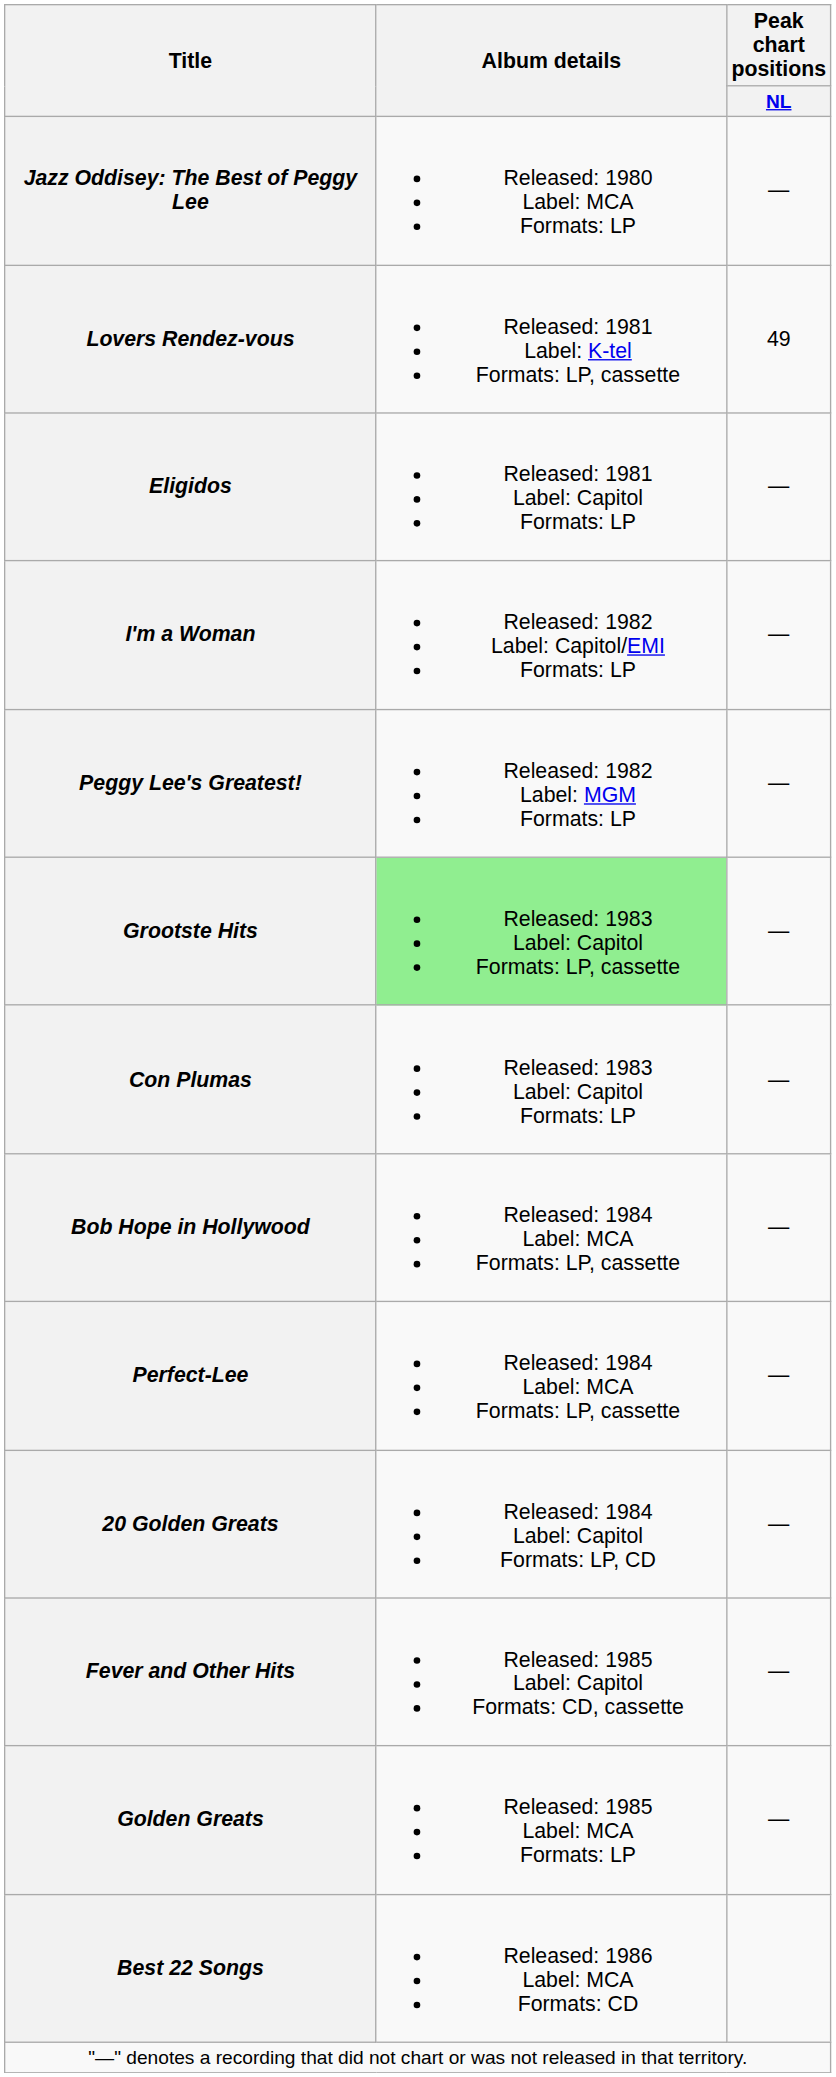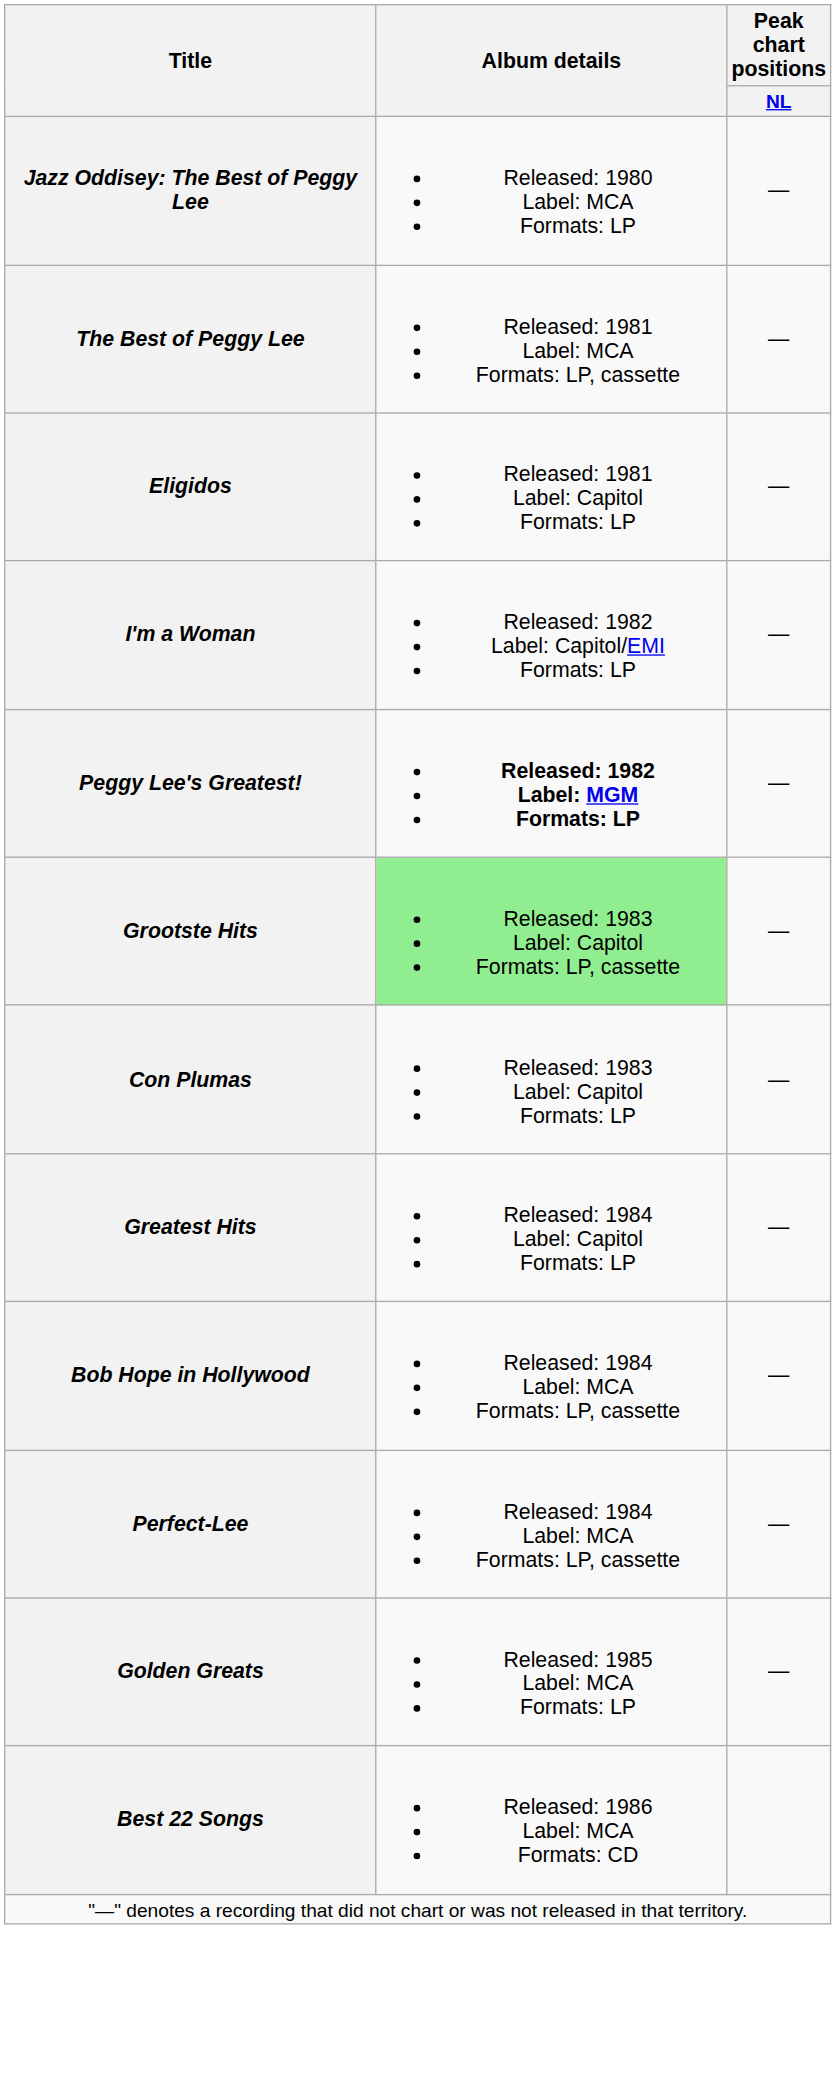+ row: (190, 338)
- row: (190, 338)
(551, 795) normal -> (551, 795) bold
+ row: (190, 1227)
- row: (190, 1523)
- row: (190, 1671)
